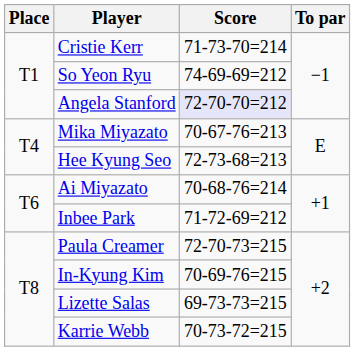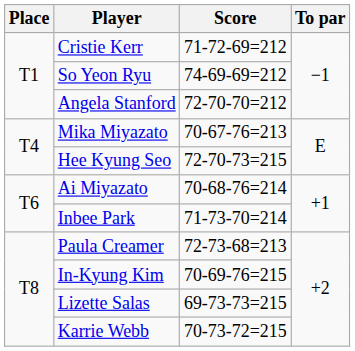(235, 47) 71-73-70=214 -> (235, 47) 71-72-69=212
(235, 103) lavender background -> (235, 103) no background
(235, 160) 72-73-68=213 -> (235, 160) 72-70-73=215
(235, 217) 71-72-69=212 -> (235, 217) 71-73-70=214
(235, 246) 72-70-73=215 -> (235, 246) 72-73-68=213
